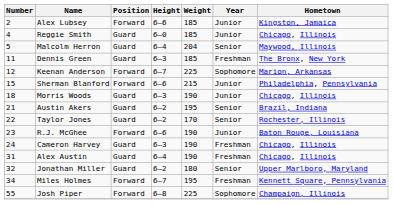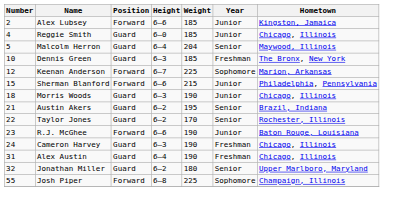(11, 59) 11 -> (11, 59) 10
- row: (64, 181)
